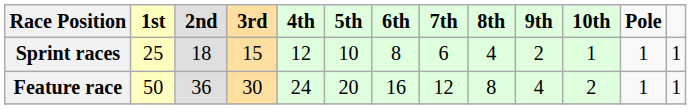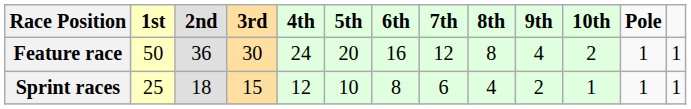rows swapped: (68, 53) <-> (68, 87)
